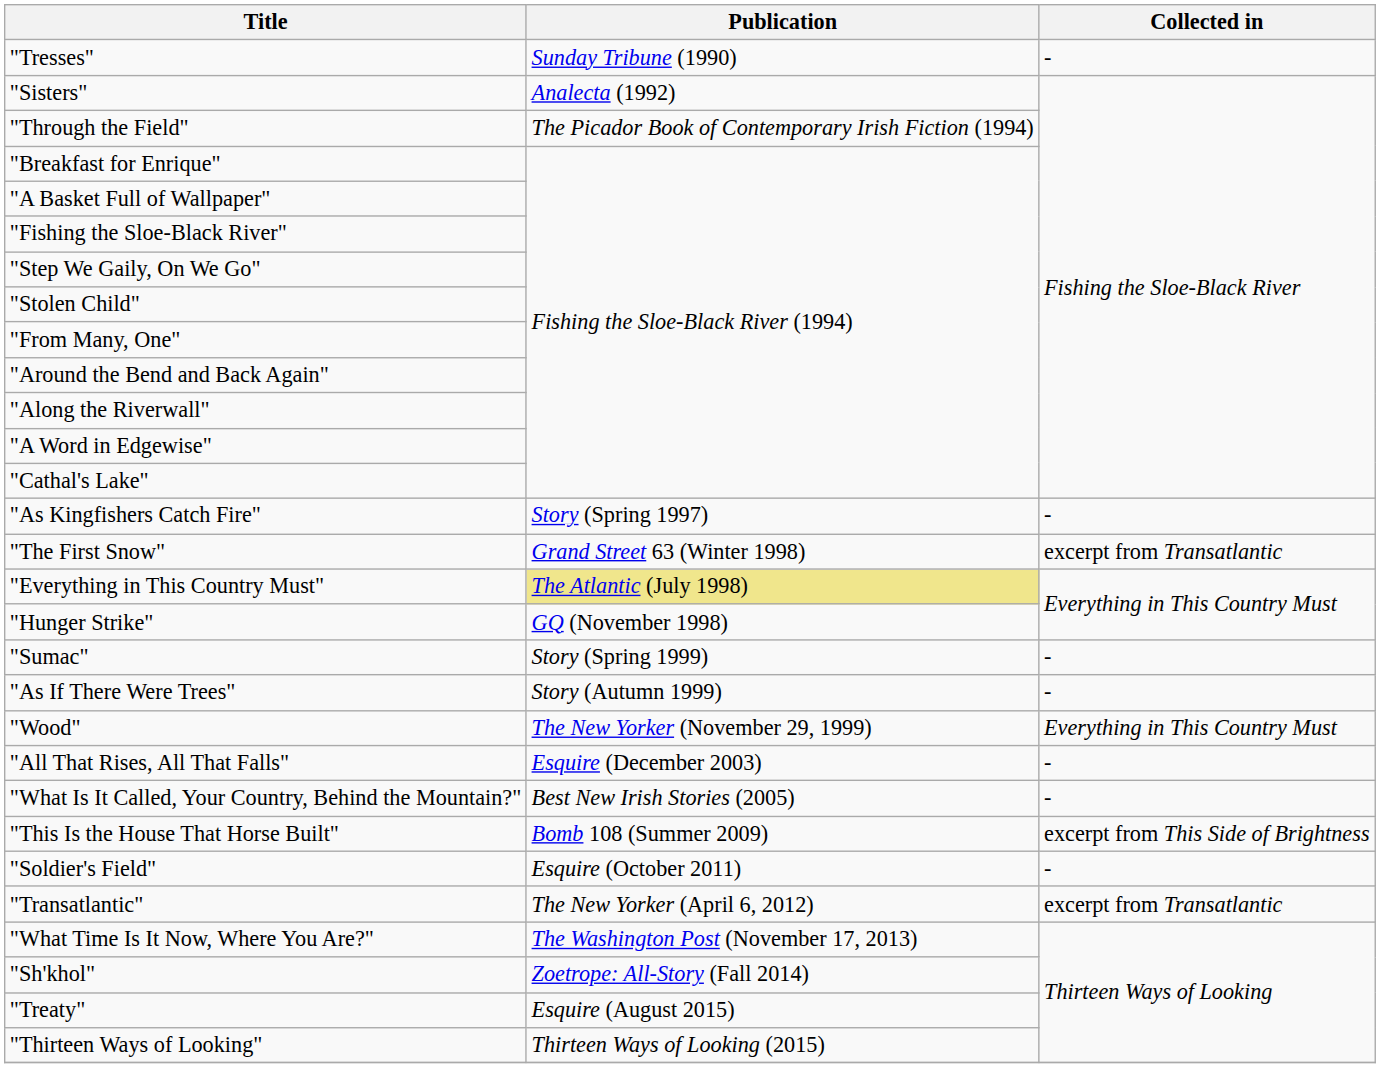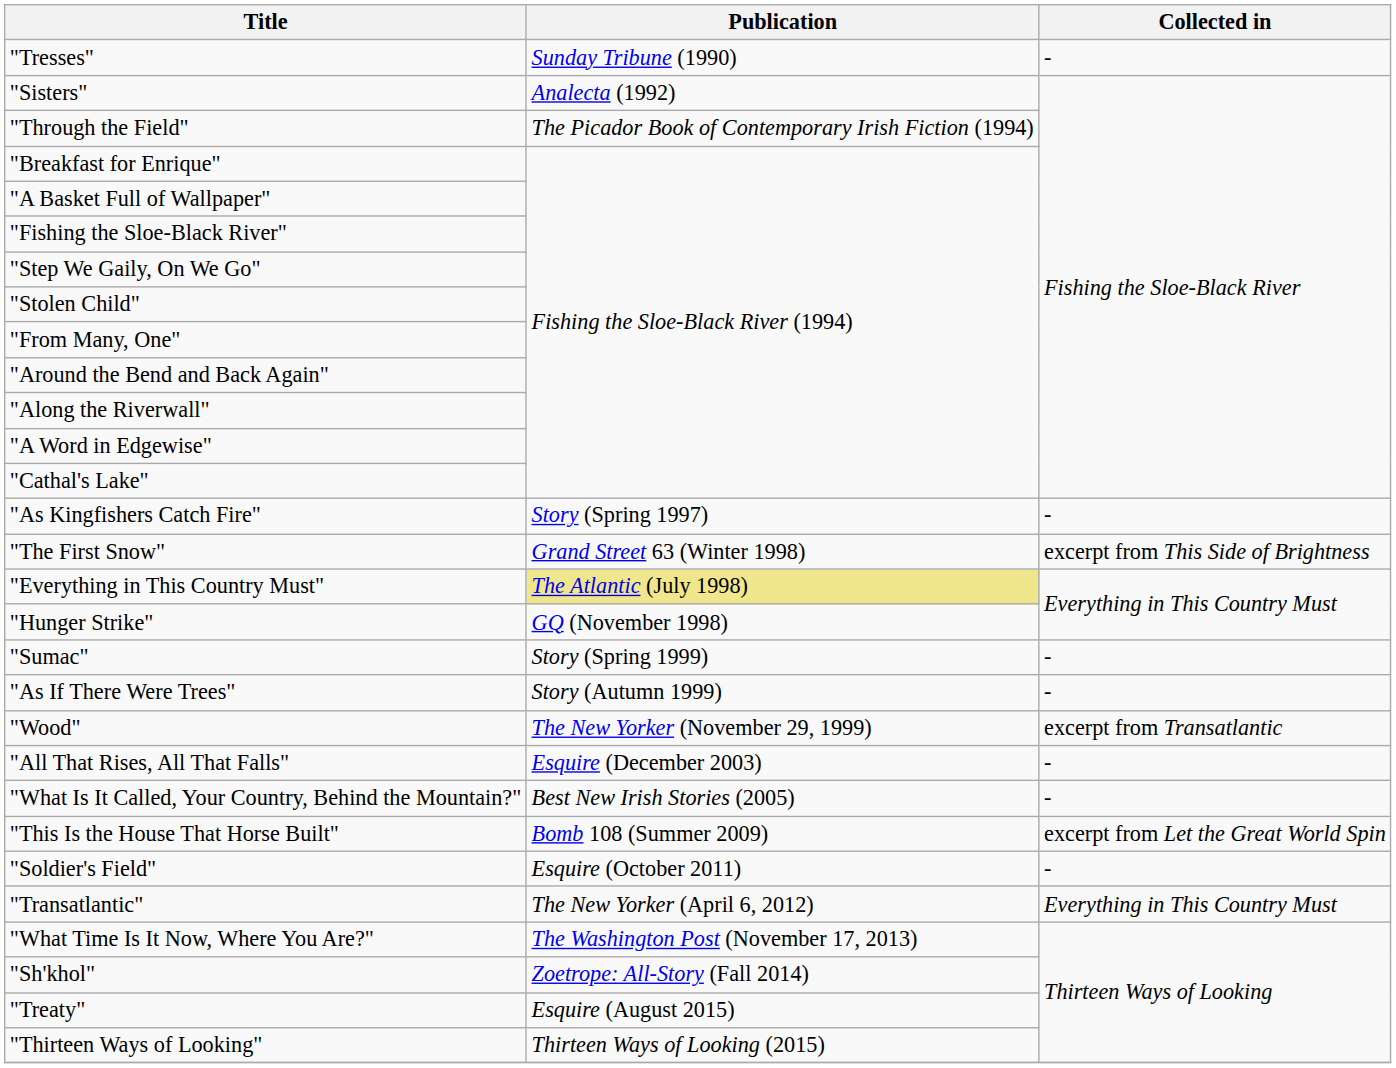(1163, 551) excerpt from Transatlantic -> (1207, 551) excerpt from This Side of Brightness
(1190, 727) Everything in This Country Must -> (1163, 727) excerpt from Transatlantic
(1207, 833) excerpt from This Side of Brightness -> (1215, 833) excerpt from Let the Great World Spin
(1163, 903) excerpt from Transatlantic -> (1190, 903) Everything in This Country Must
